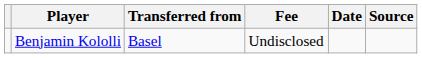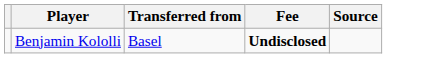- column: (347, 16)
(286, 40) normal -> (287, 40) bold
